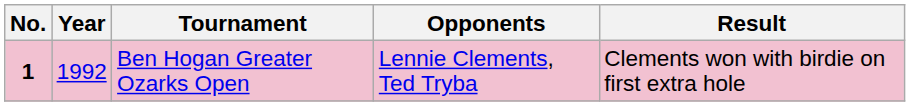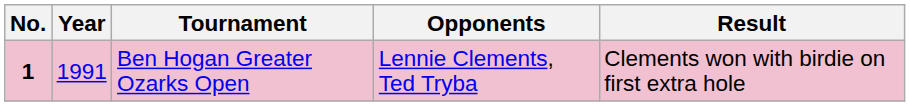(82, 71) 1992 -> (82, 71) 1991
